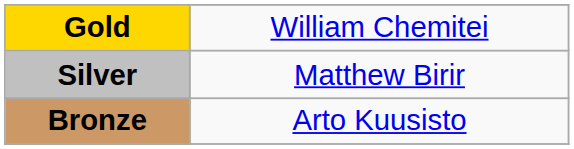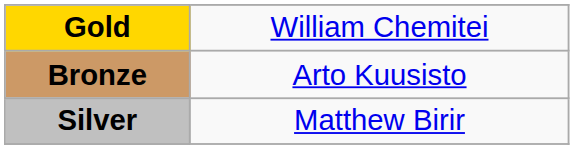rows swapped: (97, 74) <-> (97, 120)
